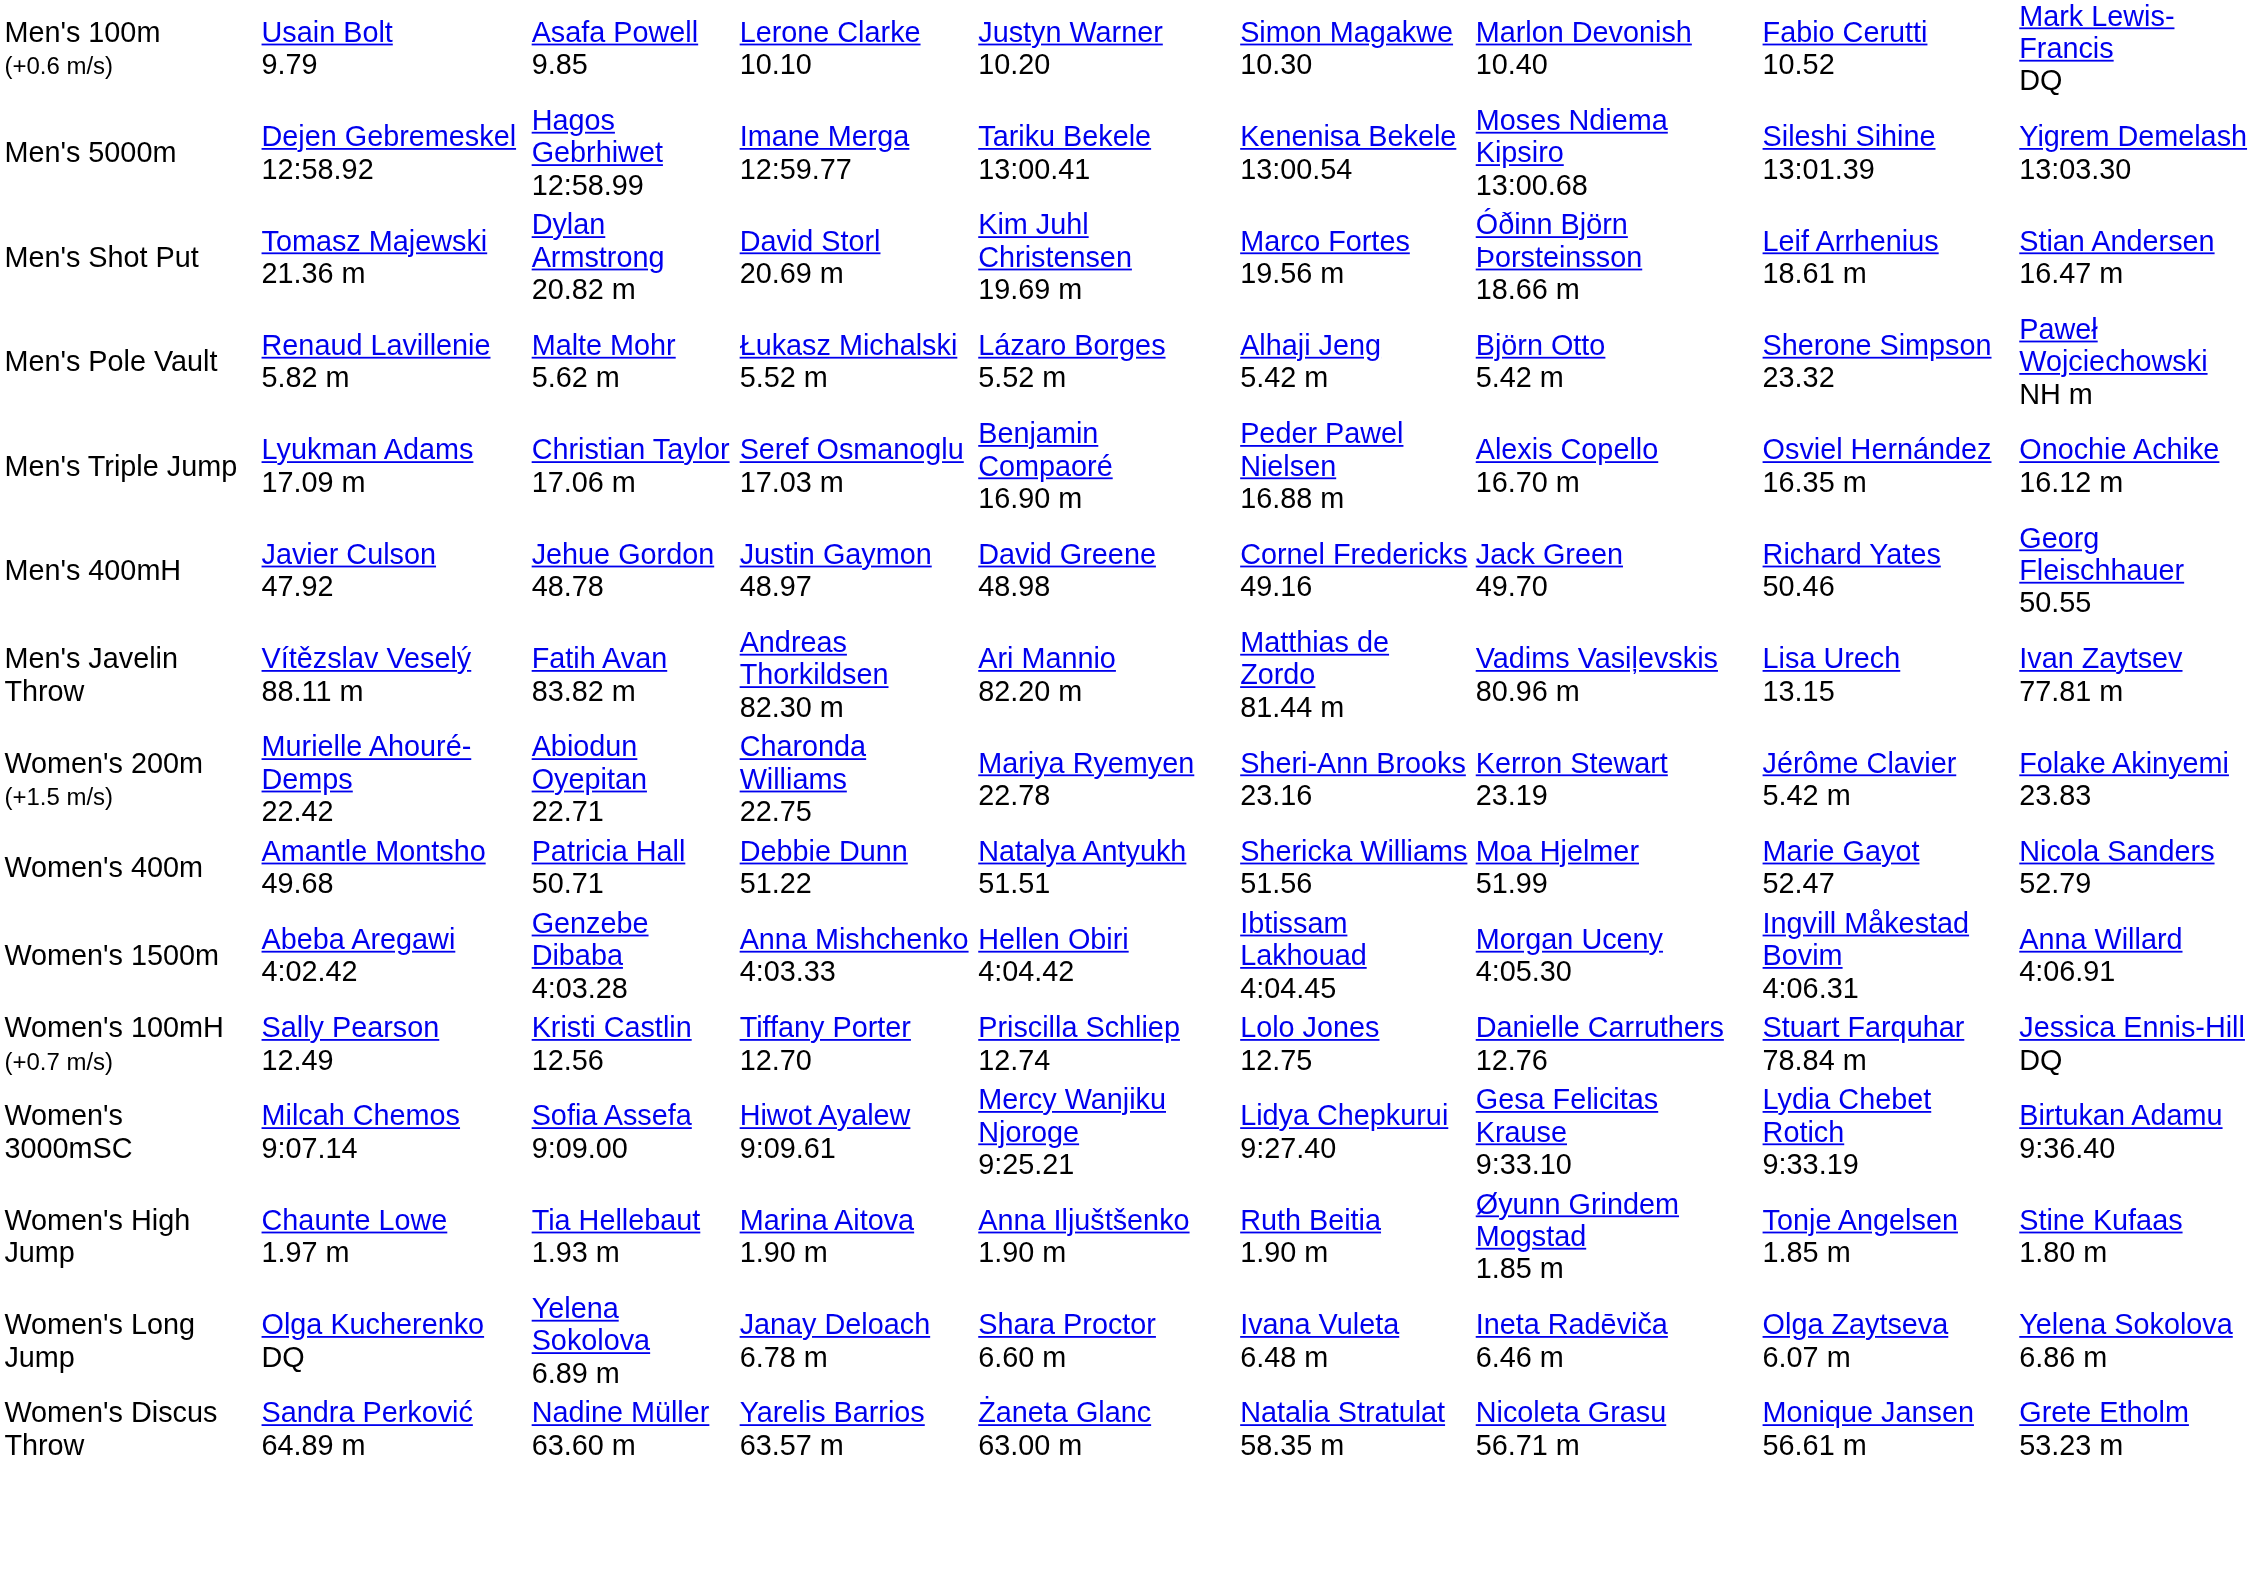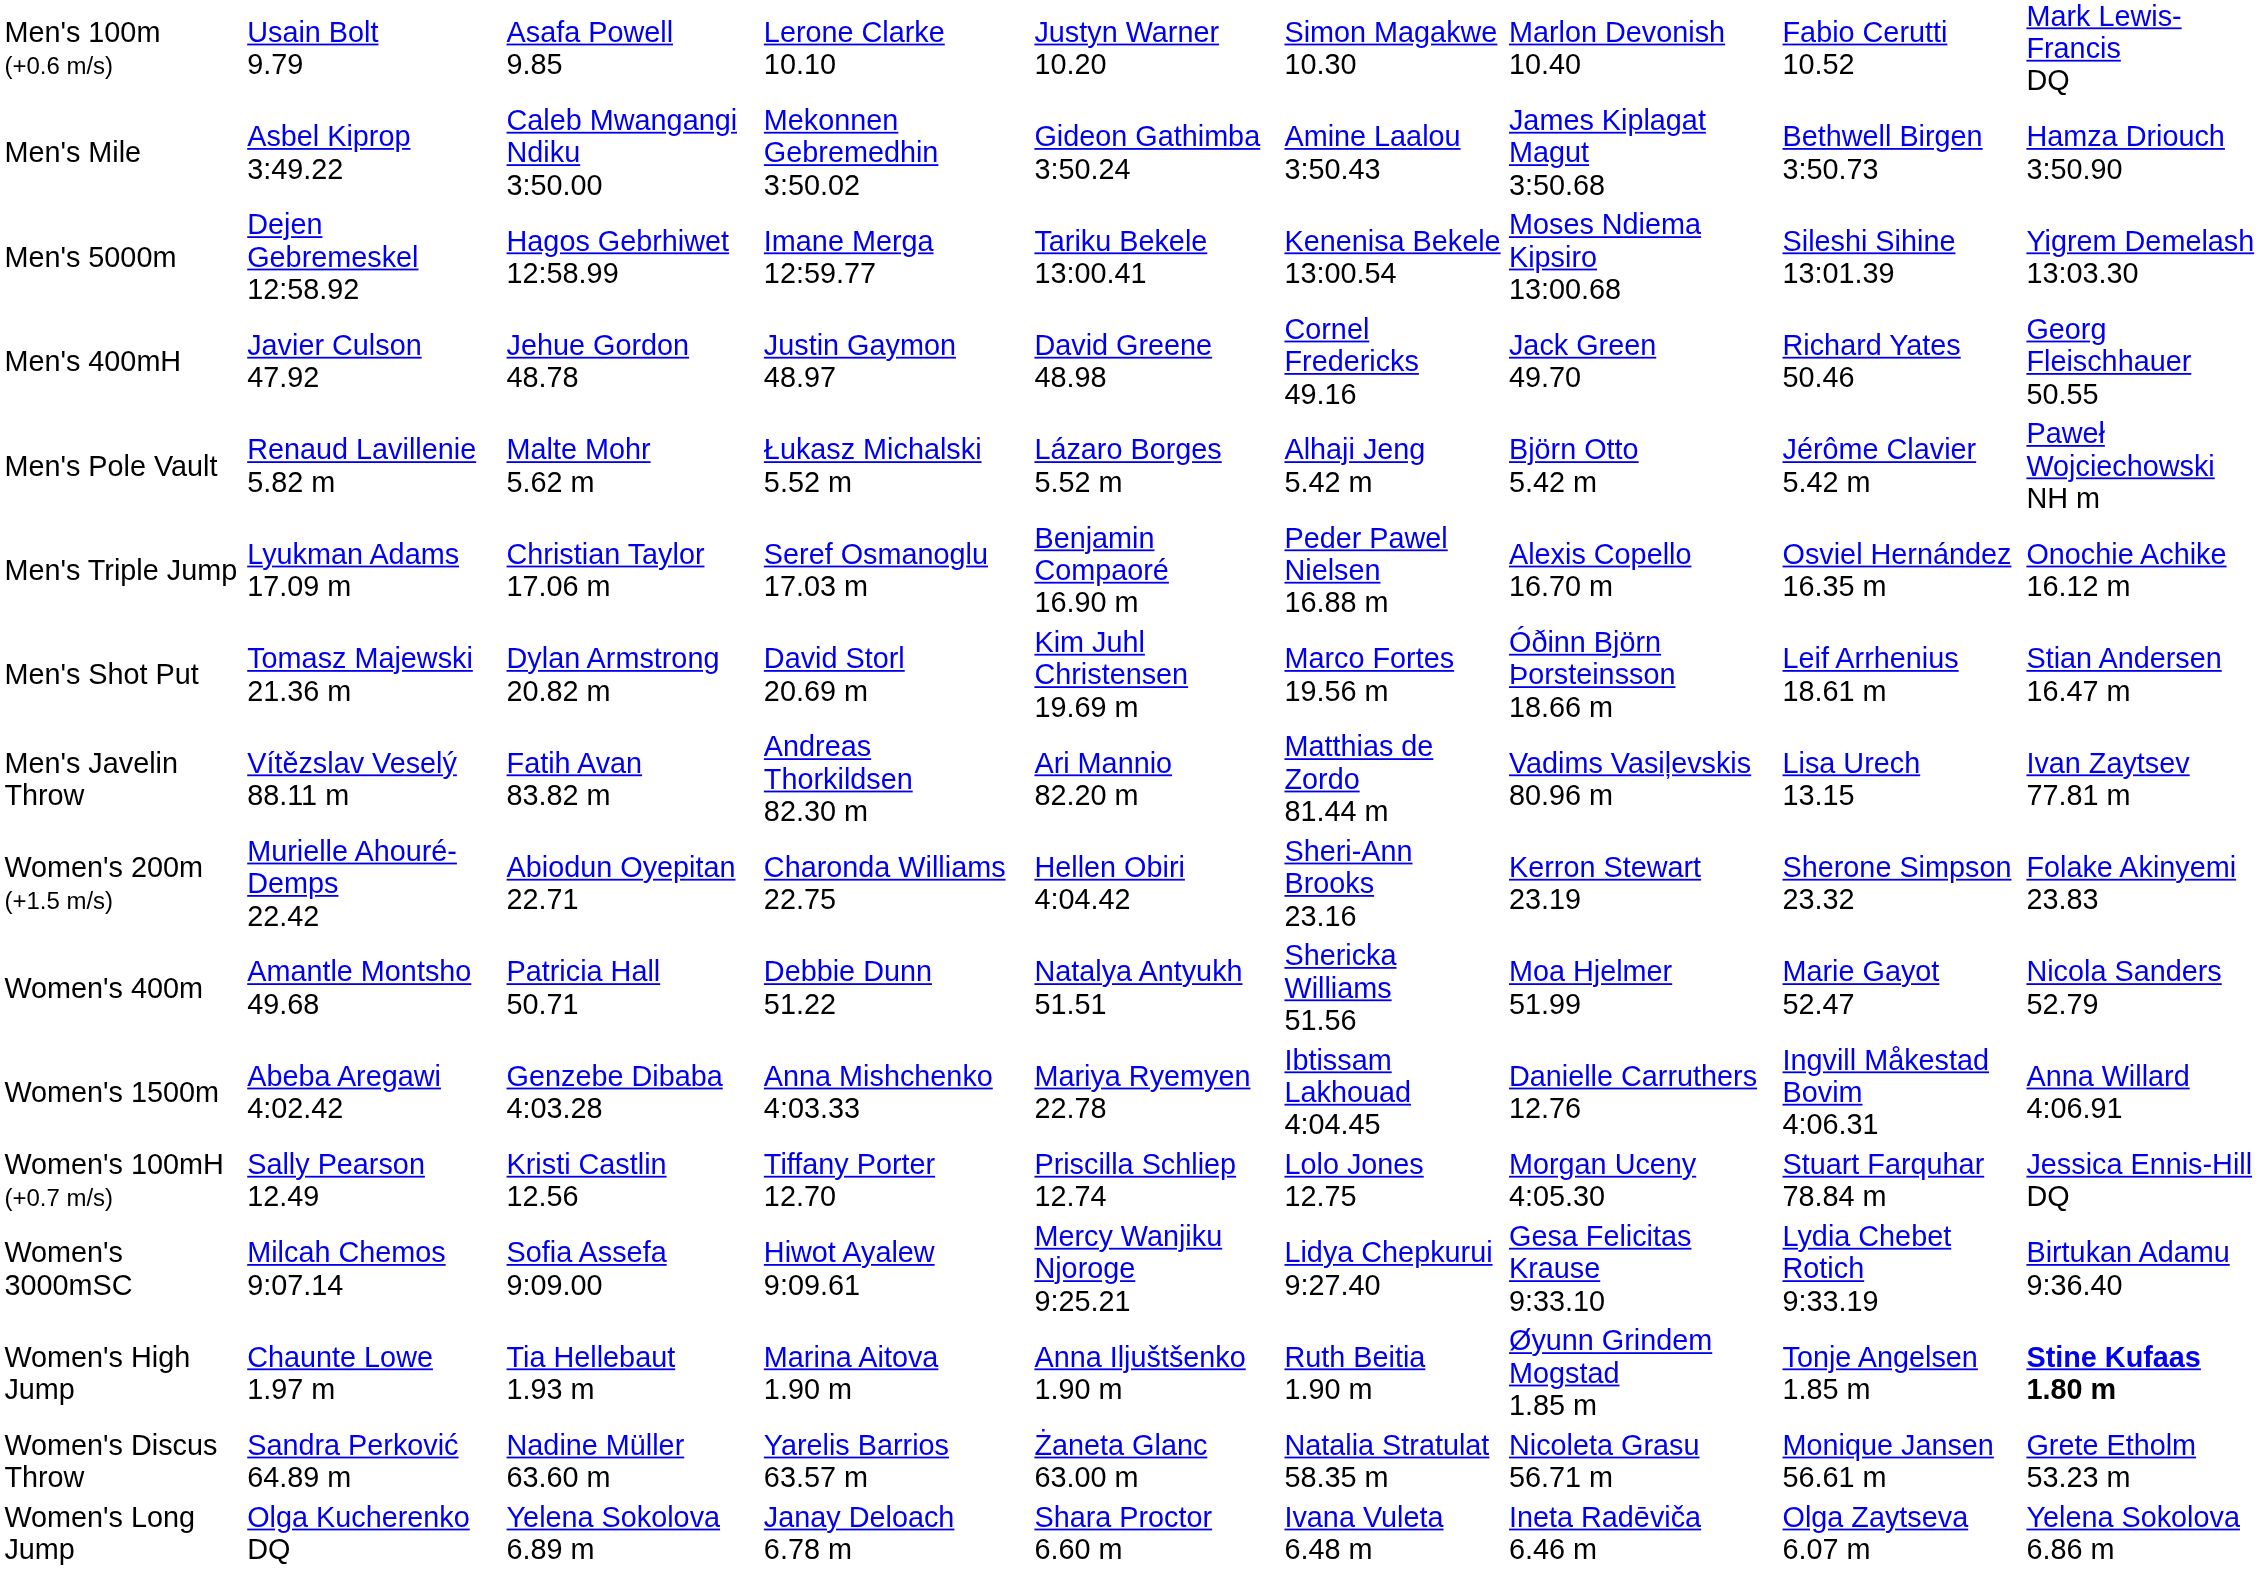+ row: (73, 152)
rows swapped: (93, 570) <-> (102, 257)
(1877, 361) Sherone Simpson 23.32 -> (1879, 466) Jérôme Clavier 5.42 m
(1086, 779) Mariya Ryemyen 22.78 -> (1110, 883) Hellen Obiri 4:04.42
(1859, 779) Jérôme Clavier 5.42 m -> (1897, 883) Sherone Simpson 23.32
(1053, 955) Hellen Obiri 4:04.42 -> (1142, 1092) Mariya Ryemyen 22.78
(1569, 955) Morgan Uceny 4:05.30 -> (1633, 1092) Danielle Carruthers 12.76
(1600, 1044) Danielle Carruthers 12.76 -> (1603, 1180) Morgan Uceny 4:05.30
(2101, 1236) normal -> (2114, 1373) bold
rows swapped: (100, 1340) <-> (111, 1429)
